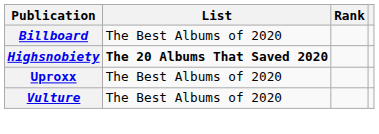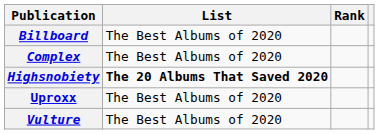+ row: (54, 56)
